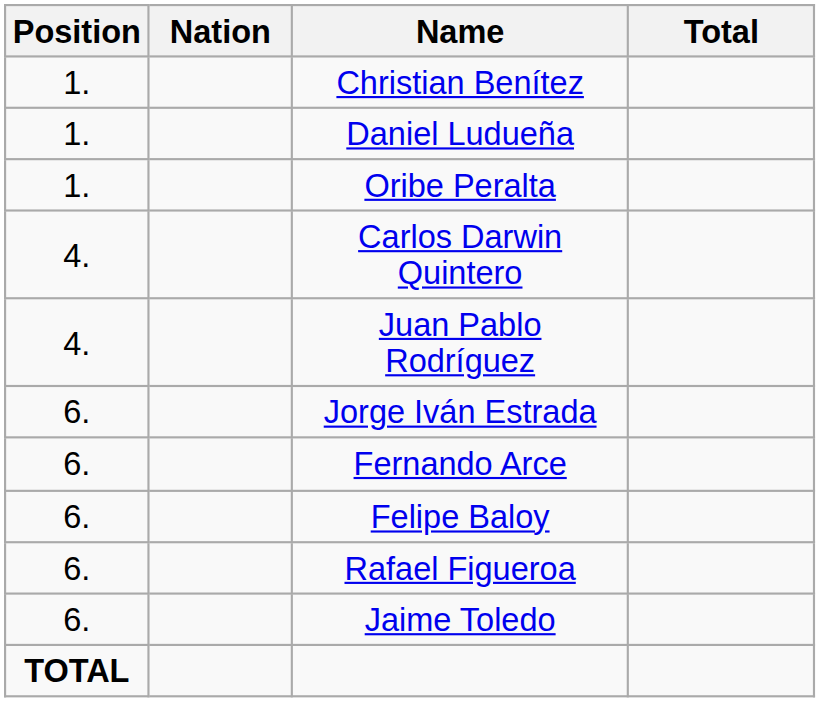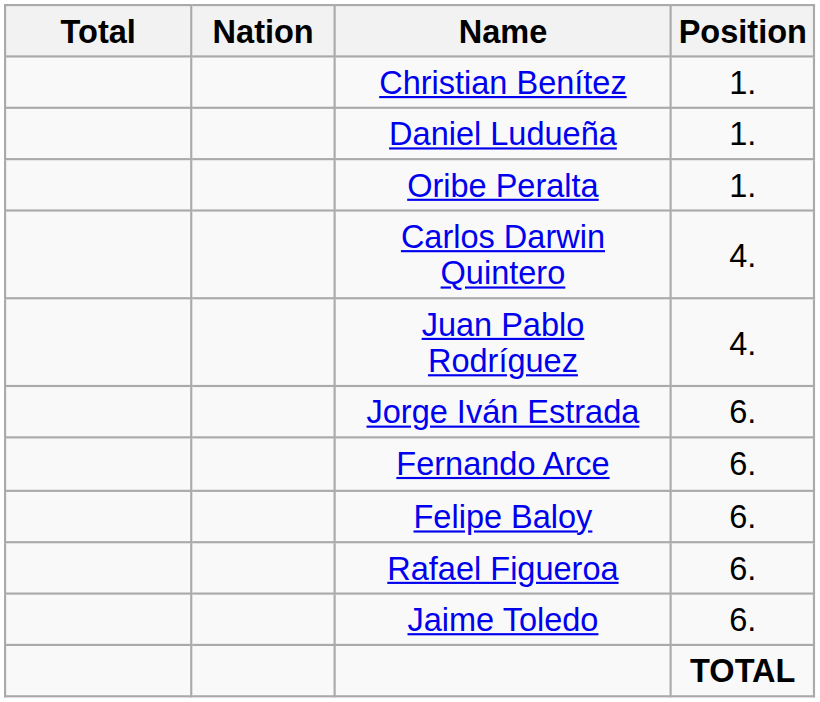columns swapped: (77, 31) <-> (721, 31)
